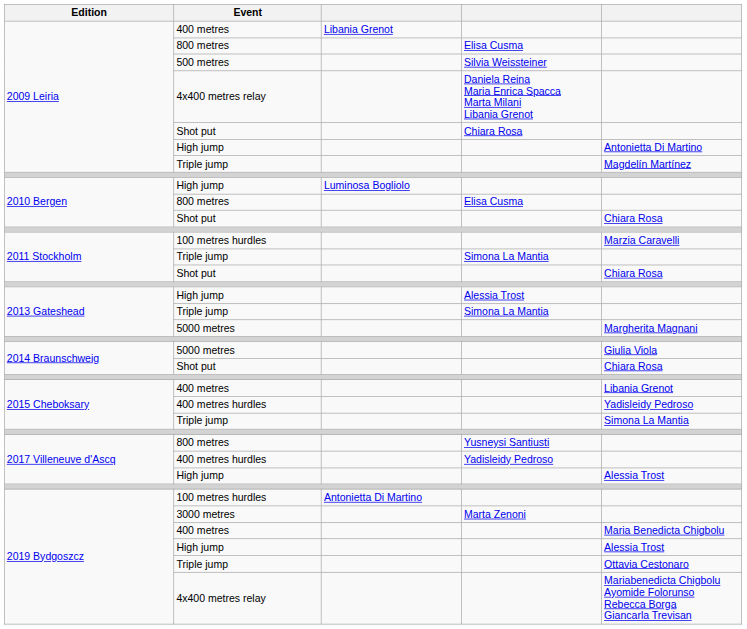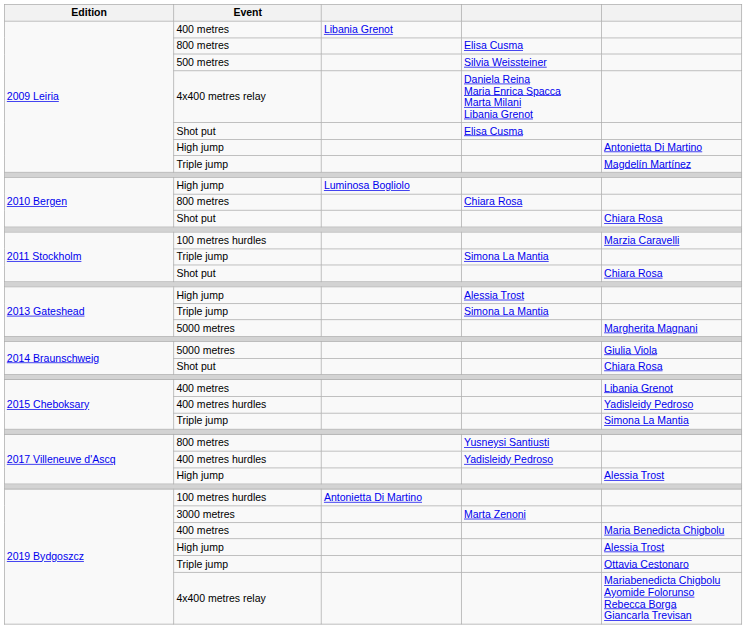(493, 131) Chiara Rosa -> (493, 131) Elisa Cusma
(493, 202) Elisa Cusma -> (493, 202) Chiara Rosa
